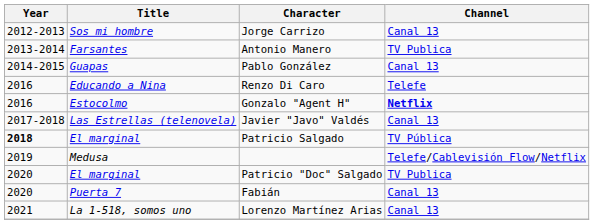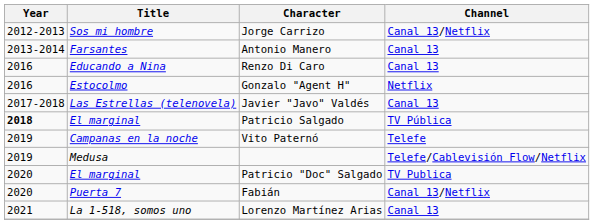(413, 31) Canal 13 -> (439, 31) Canal 13/Netflix
(420, 49) TV Publica -> (413, 49) Canal 13
- row: (89, 67)
(407, 85) Telefe -> (413, 67) Canal 13
(410, 103) bold -> (410, 85) normal
+ row: (134, 138)
(413, 192) Canal 13 -> (439, 192) Canal 13/Netflix
